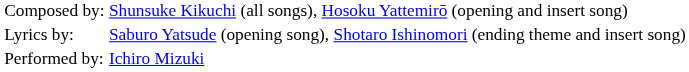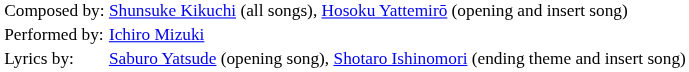rows swapped: (39, 34) <-> (54, 58)
